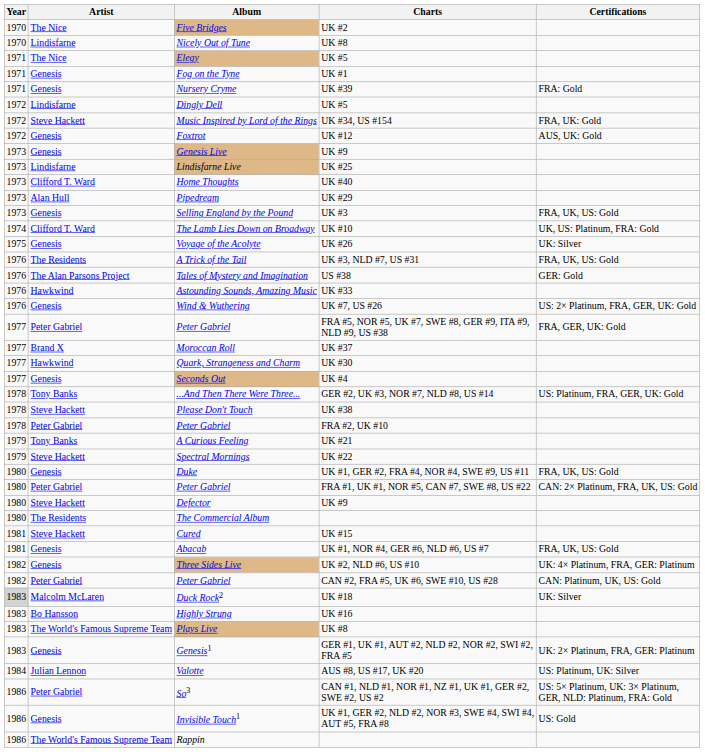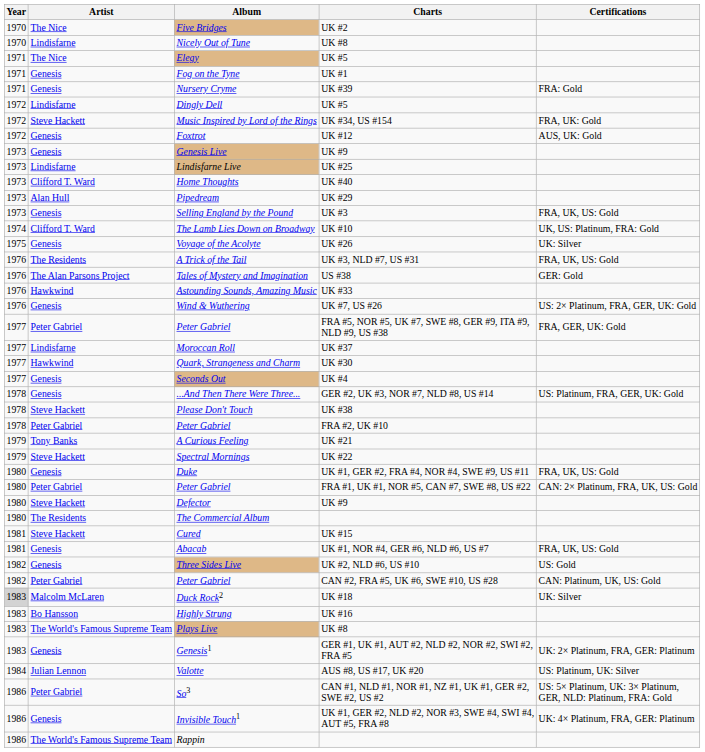(47, 348) Brand X -> (53, 348) Lindisfarne
(54, 394) Tony Banks -> (46, 394) Genesis
(617, 564) UK: 4× Platinum, FRA, GER: Platinum -> (557, 564) US: Gold
(557, 718) US: Gold -> (617, 718) UK: 4× Platinum, FRA, GER: Platinum
